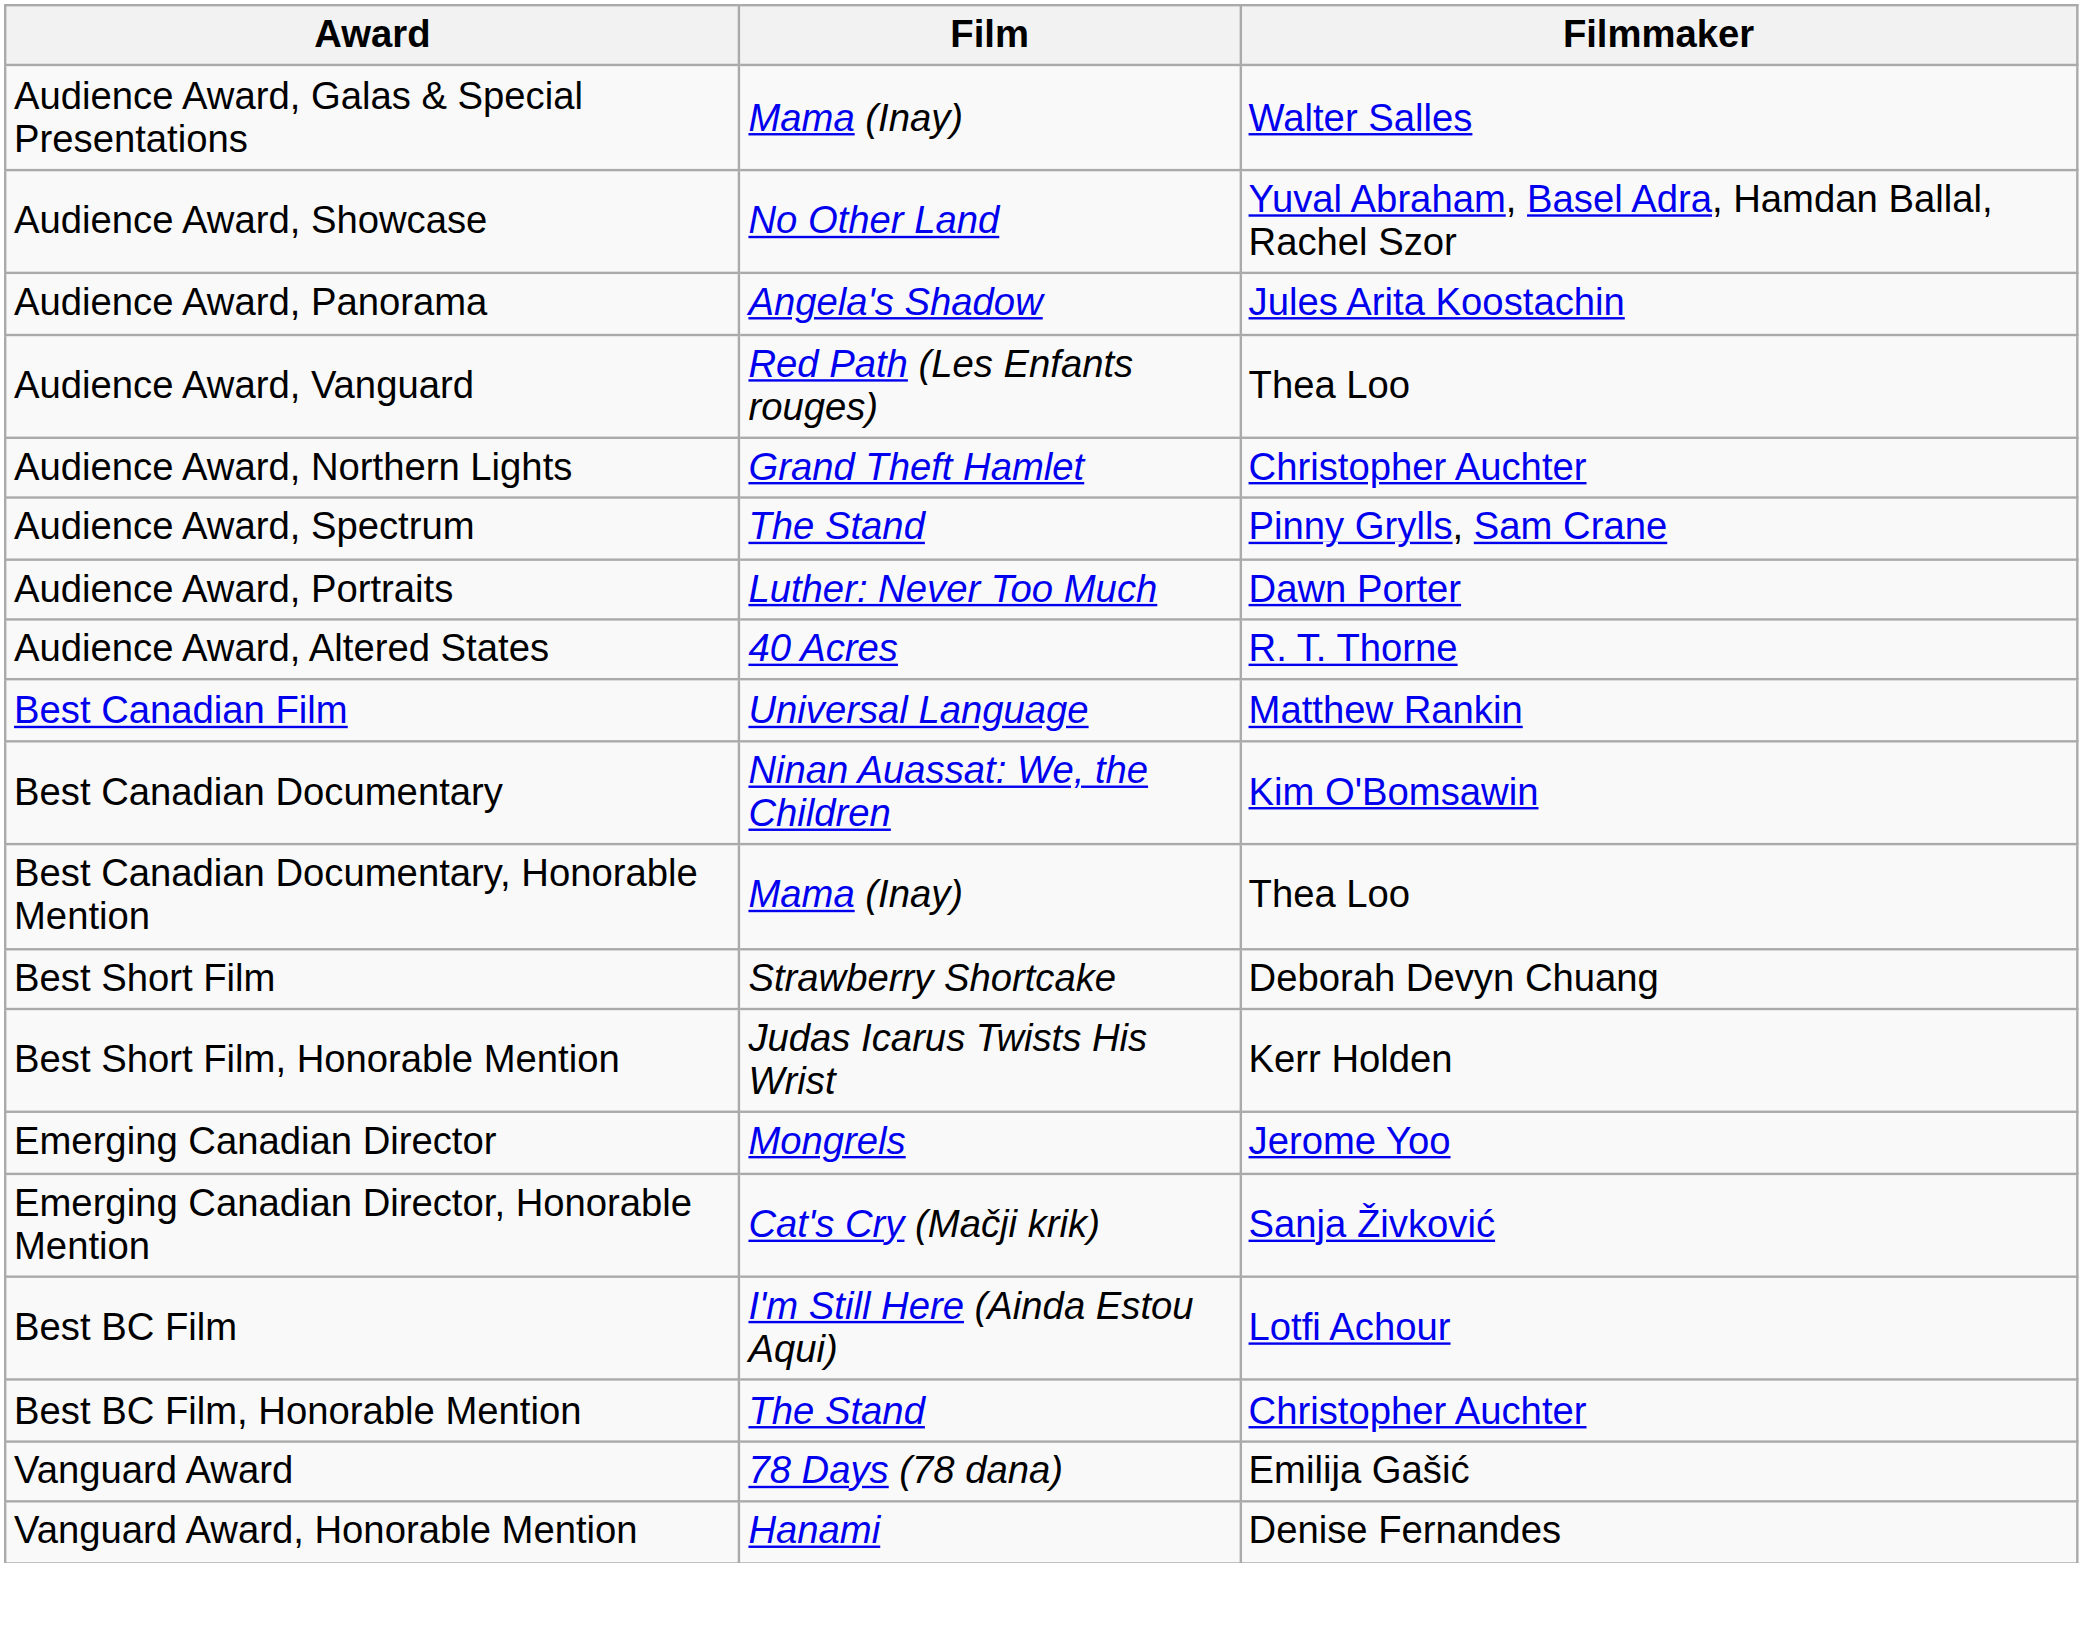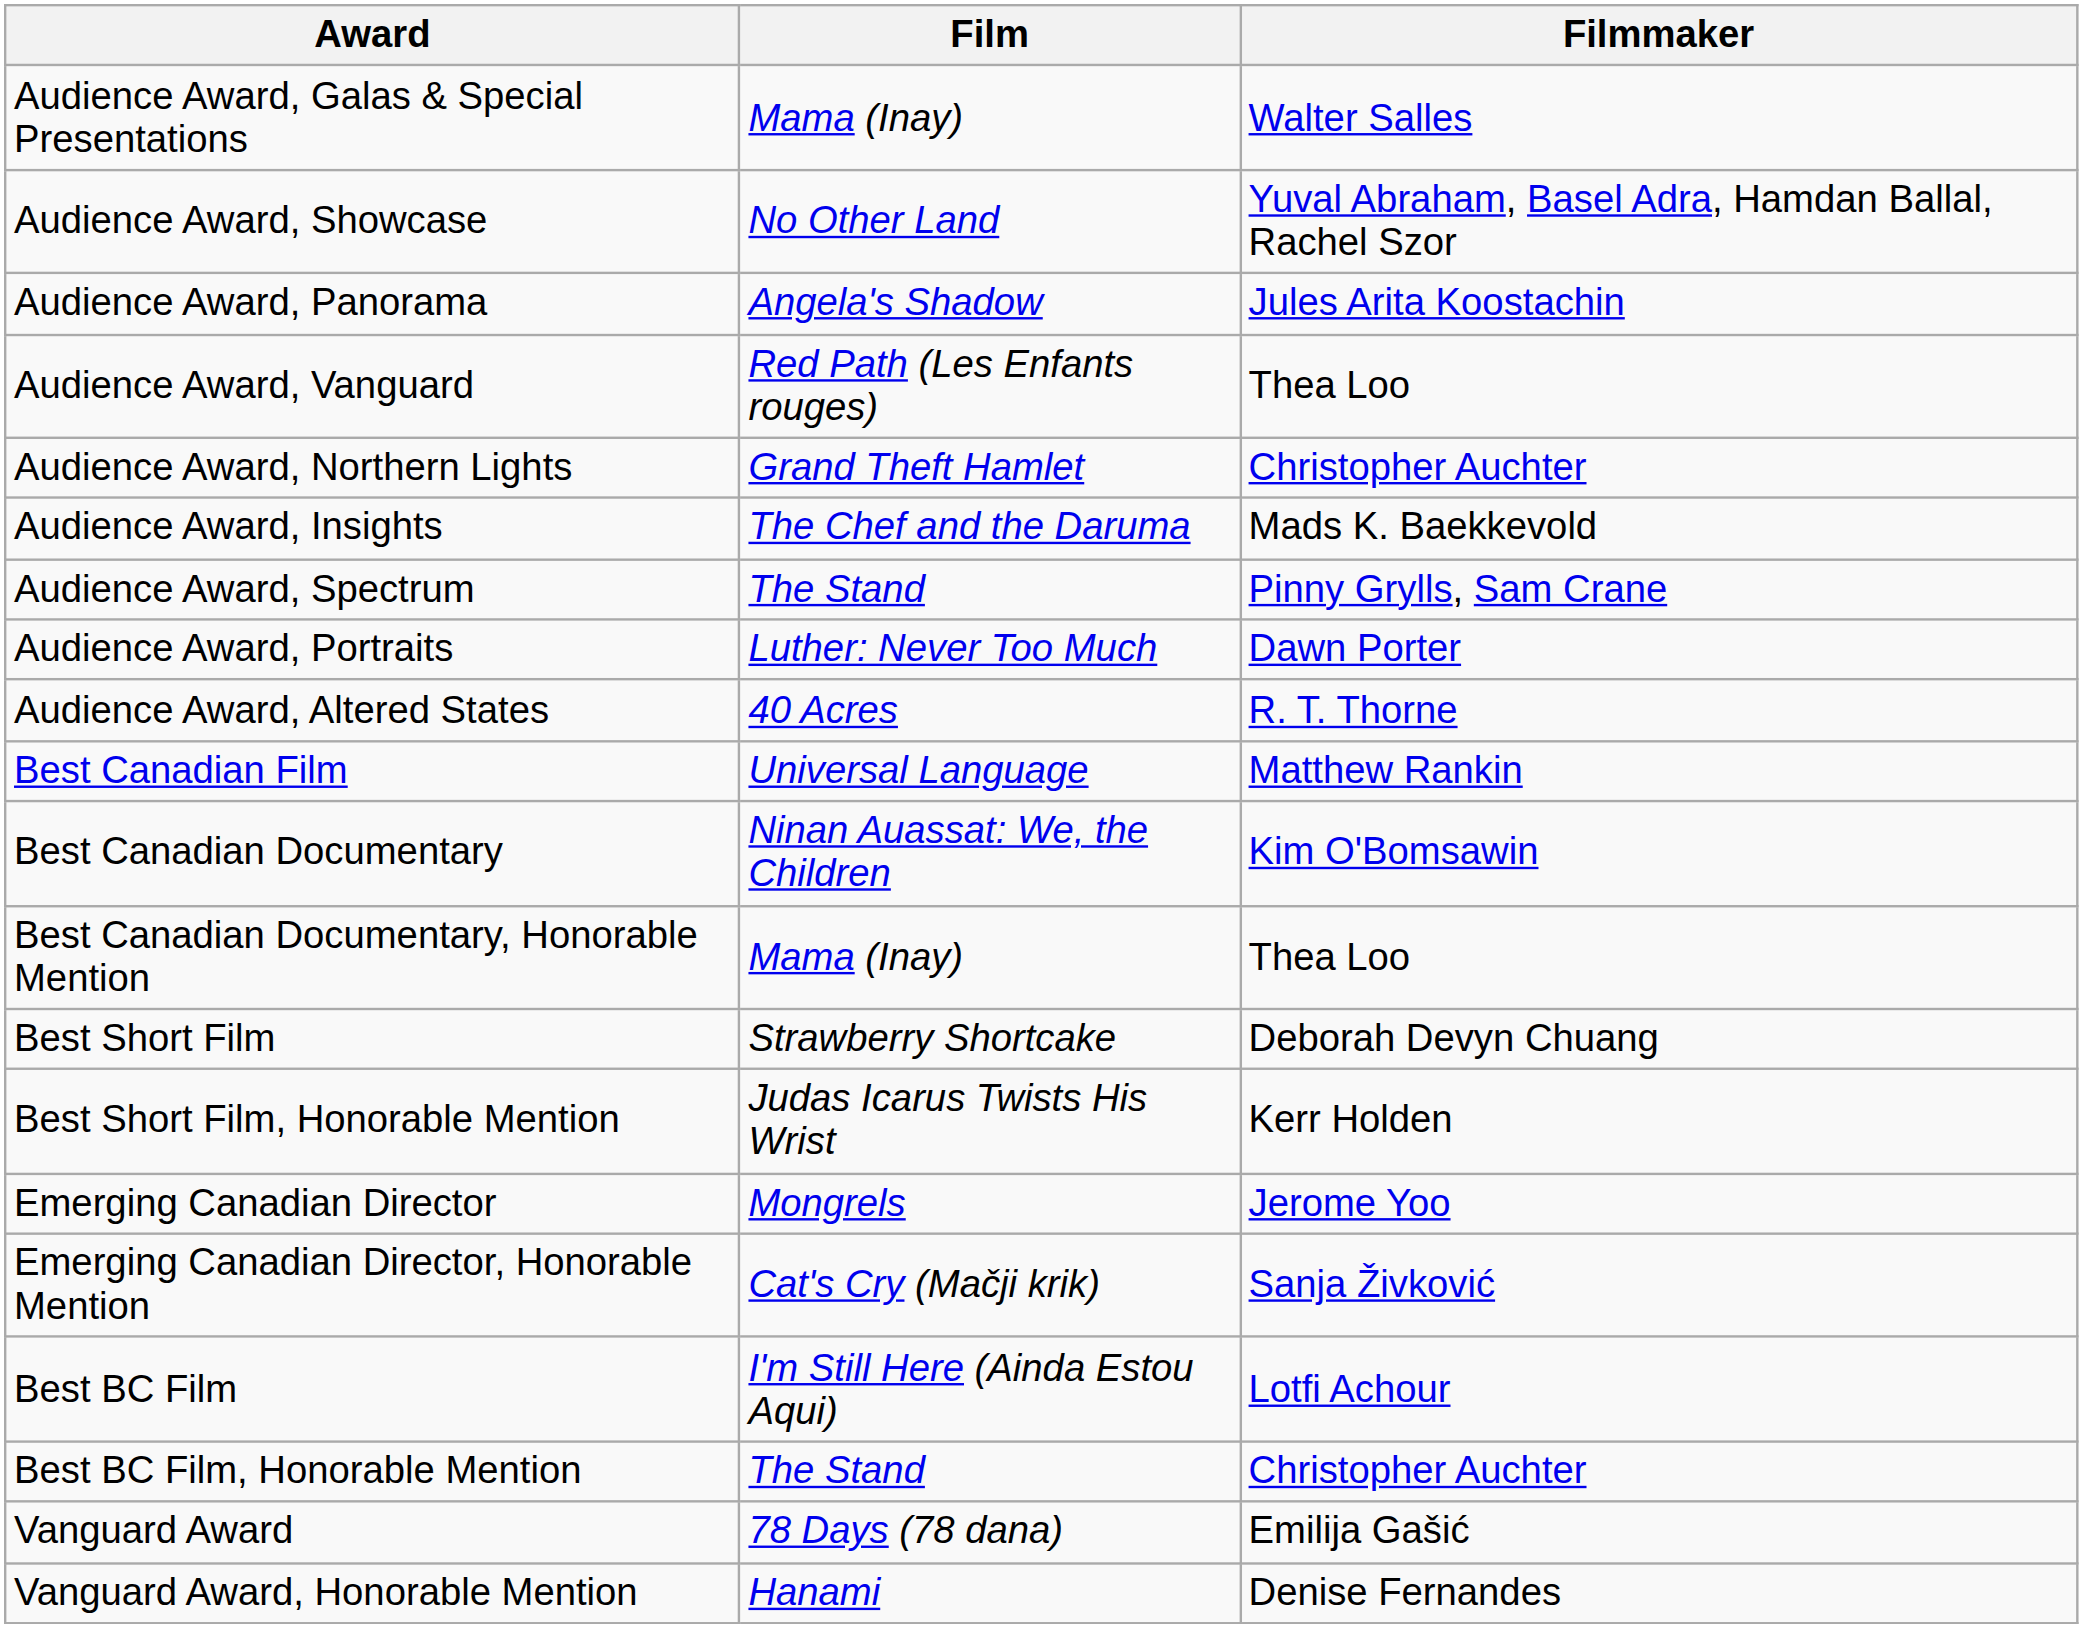+ row: (228, 527)
